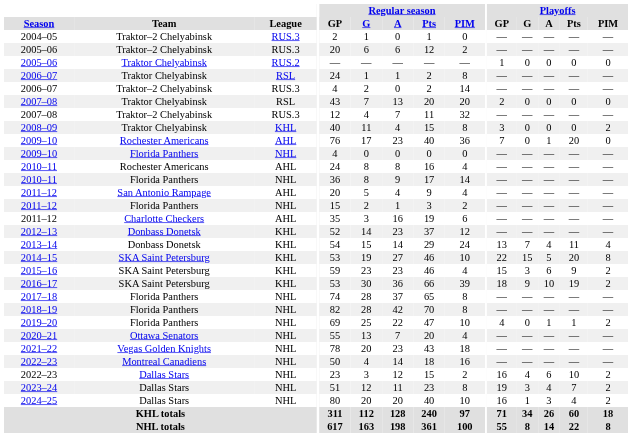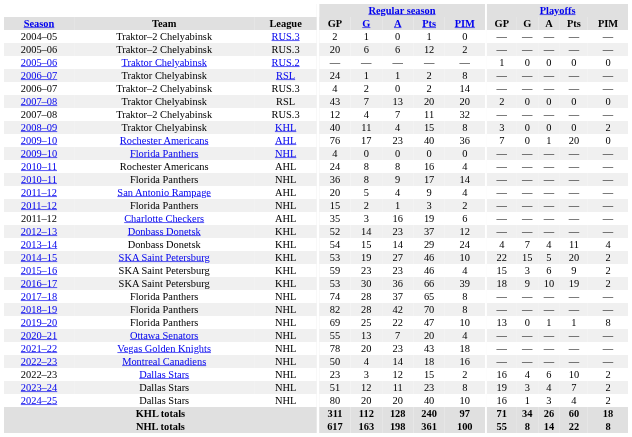(502, 244) 13 -> (502, 244) 4
(608, 257) 8 -> (608, 257) 2
(502, 322) 4 -> (502, 322) 13
(608, 322) 2 -> (608, 322) 8
